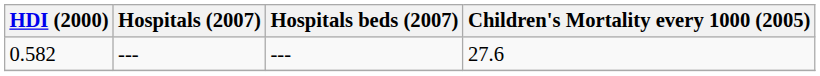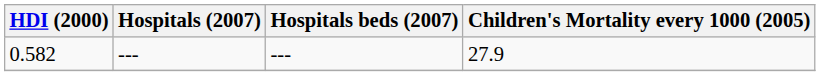(486, 53) 27.6 -> (486, 53) 27.9
